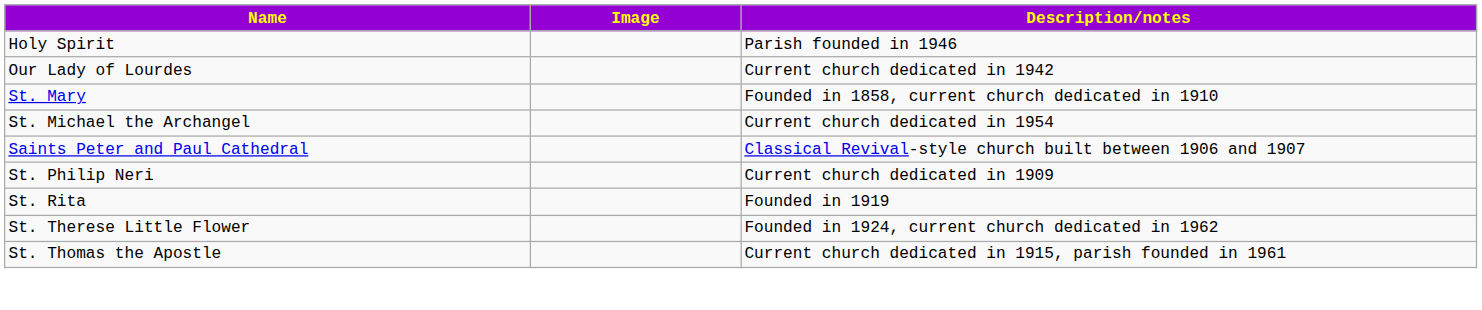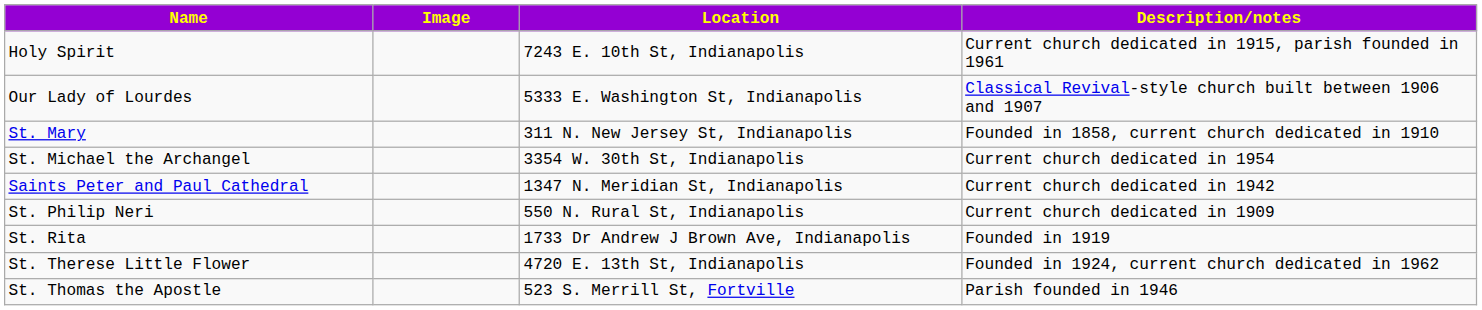+ column: (741, 18)
(851, 44) Parish founded in 1946 -> (1212, 53) Current church dedicated in 1915, parish founded in 1961
(899, 70) Current church dedicated in 1942 -> (1202, 98) Classical Revival-style church built between 1906 and 1907
(1025, 149) Classical Revival-style church built between 1906 and 1907 -> (1120, 186) Current church dedicated in 1942
(1015, 254) Current church dedicated in 1915, parish founded in 1961 -> (1072, 291) Parish founded in 1946
